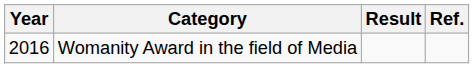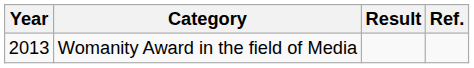(29, 47) 2016 -> (29, 47) 2013
